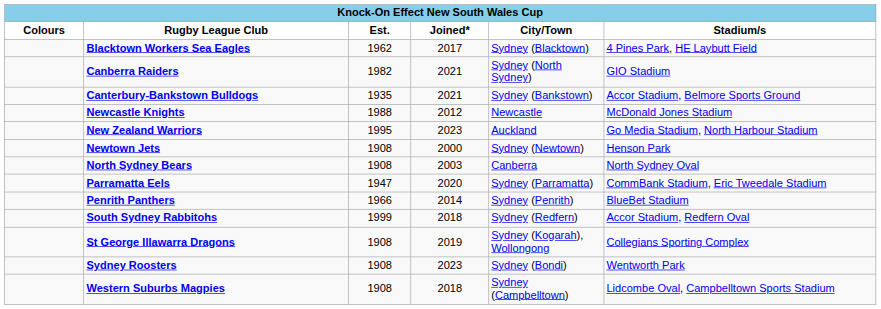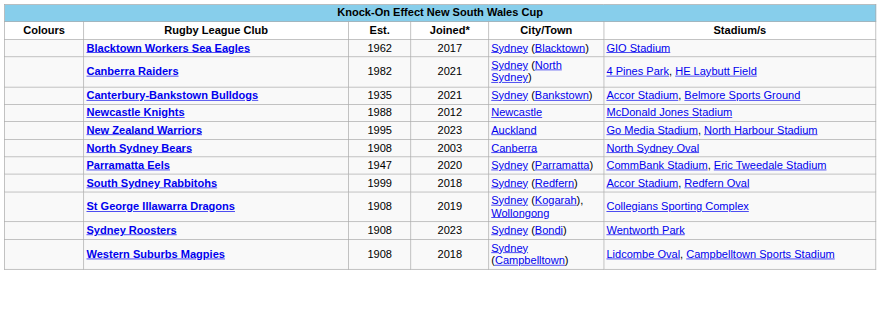(682, 48) 4 Pines Park, HE Laybutt Field -> (638, 48) GIO Stadium
(638, 71) GIO Stadium -> (682, 71) 4 Pines Park, HE Laybutt Field
- row: (123, 148)
- row: (131, 200)
